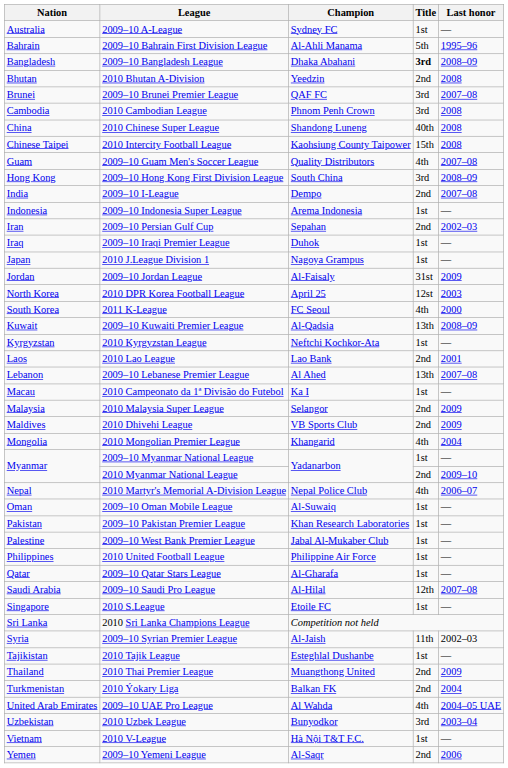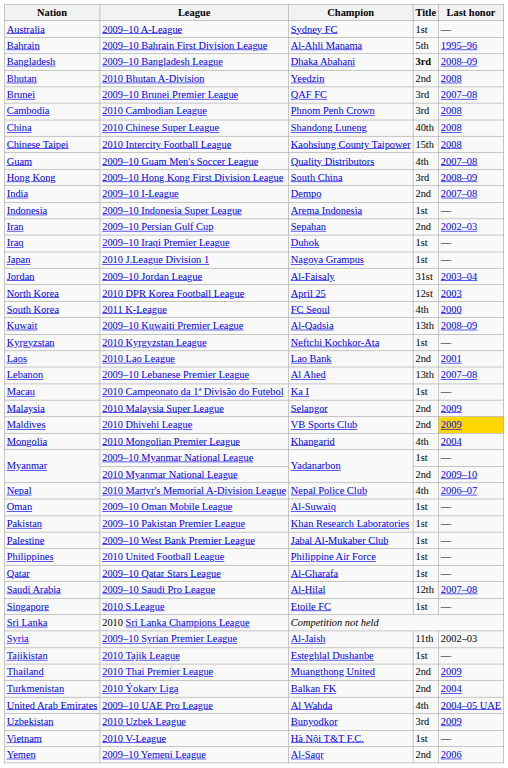(451, 276) 2009 -> (459, 276) 2003–04
(451, 425) no background -> (451, 425) gold background
(459, 721) 2003–04 -> (451, 721) 2009
